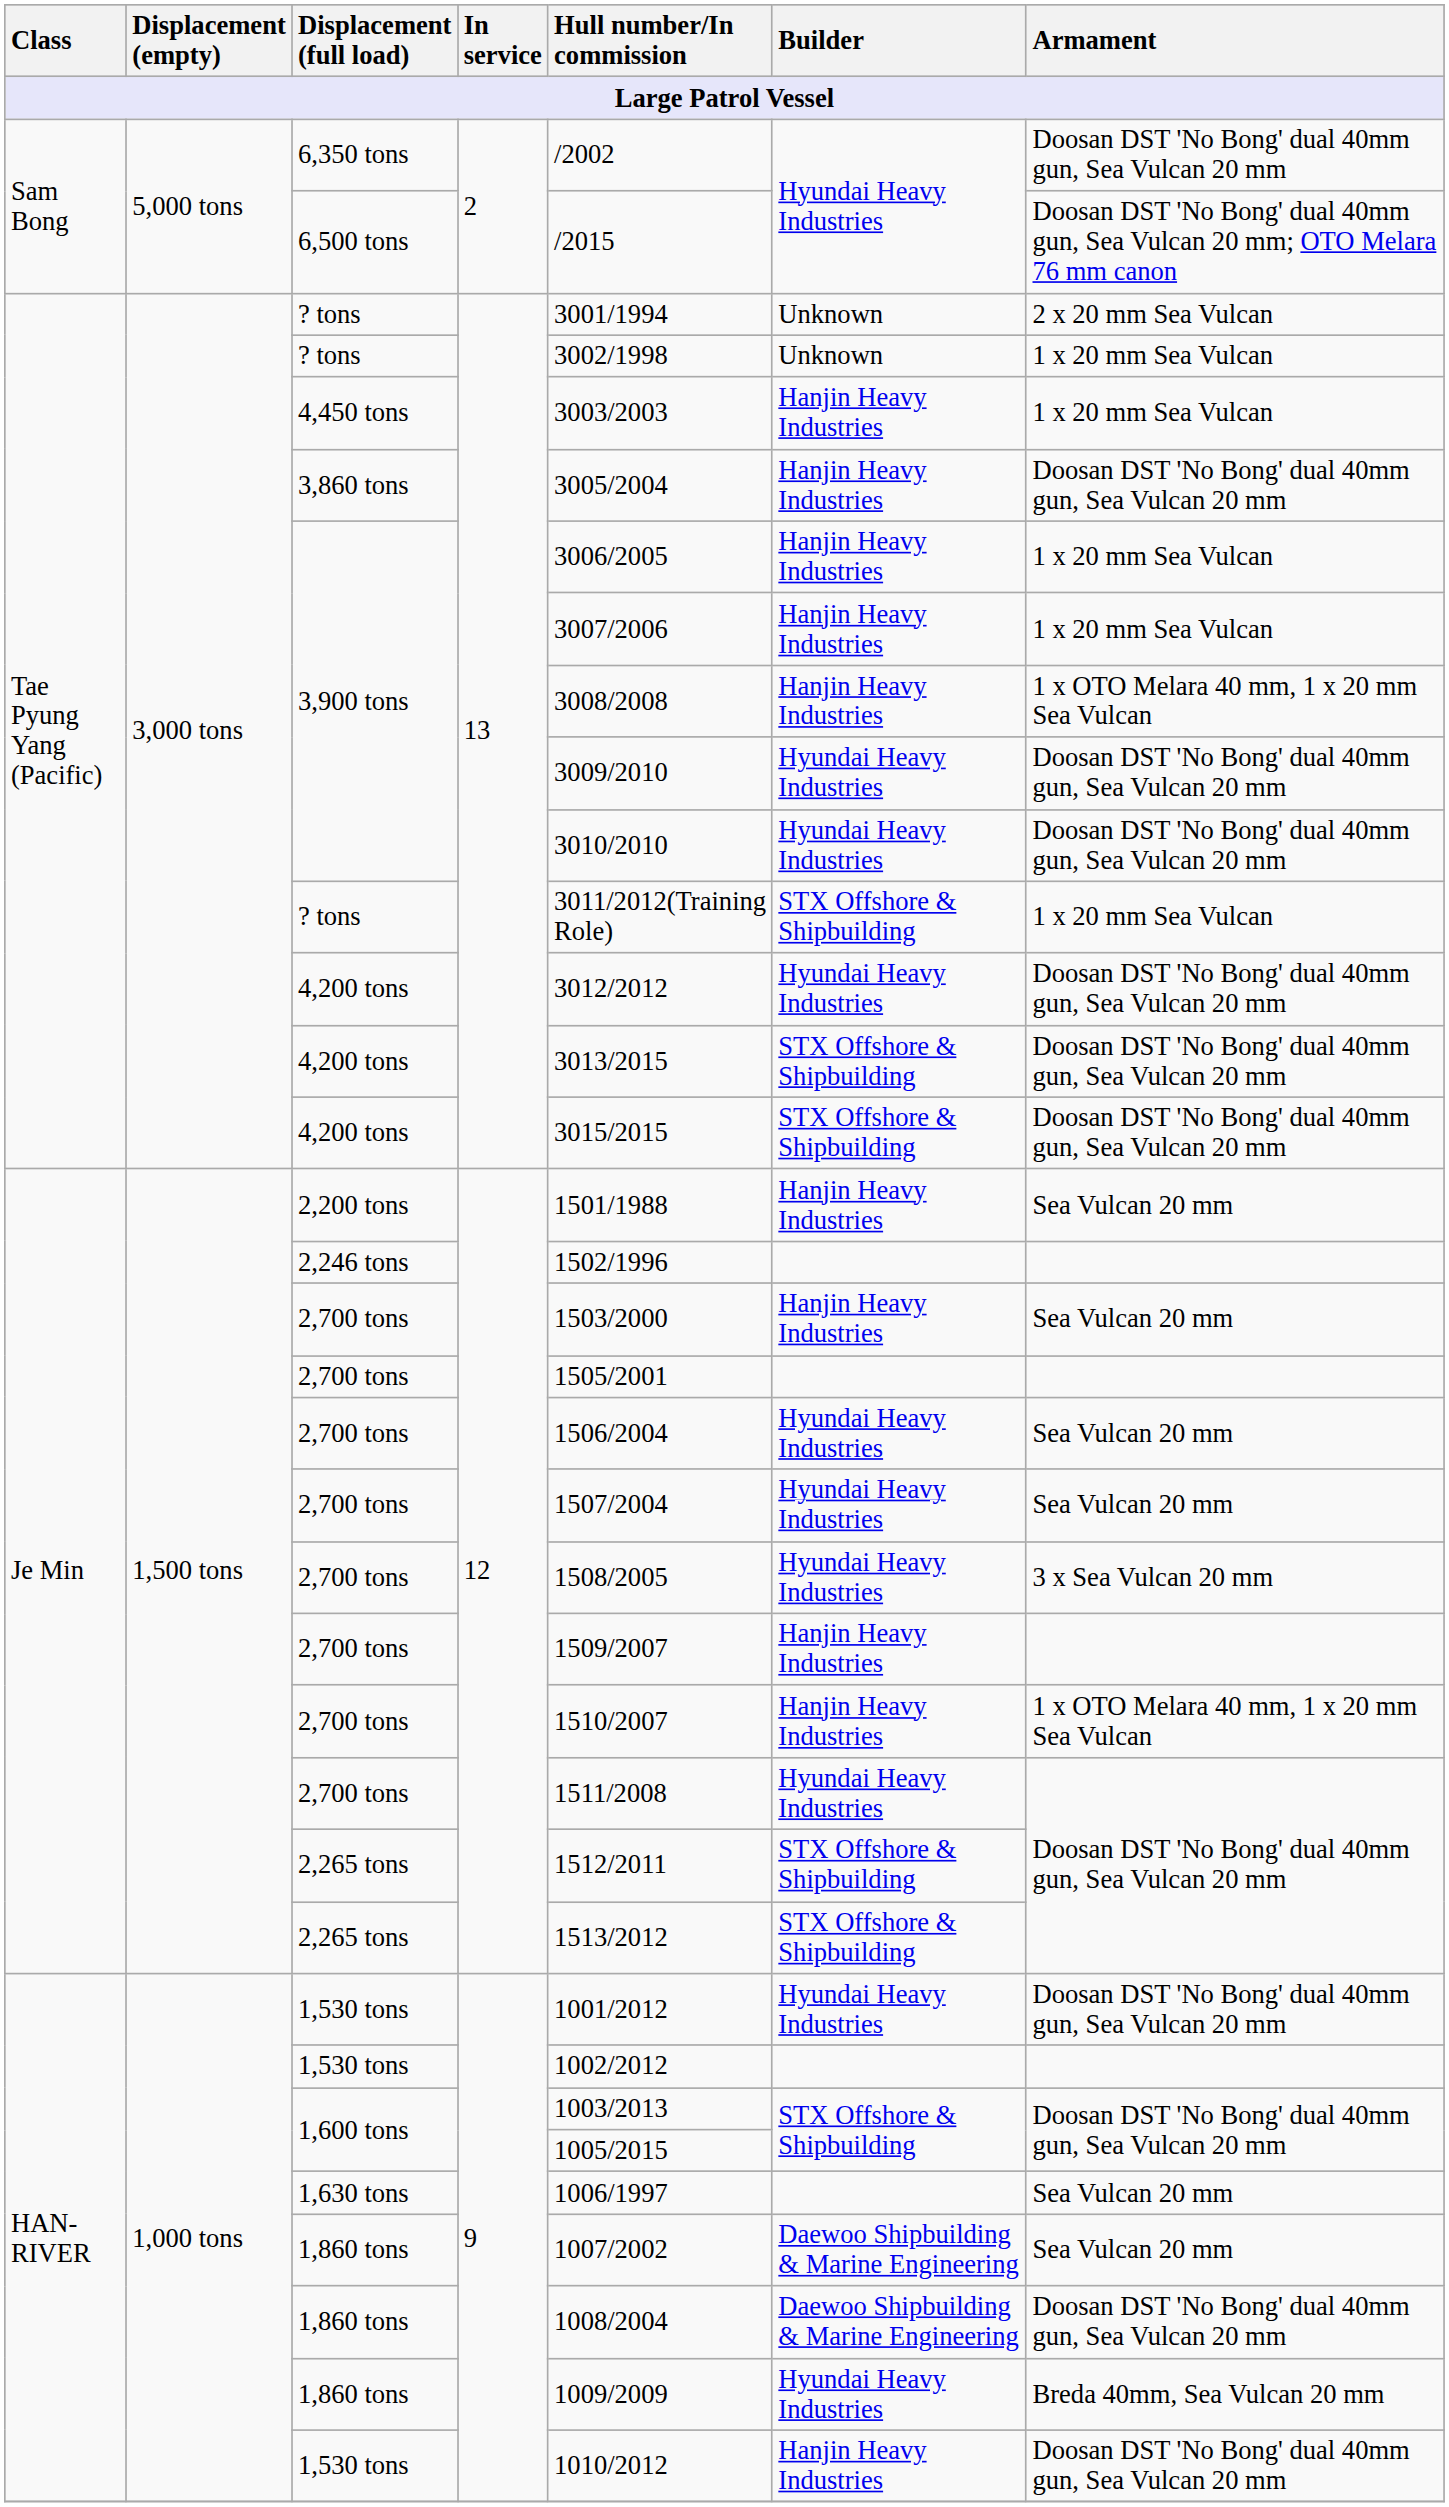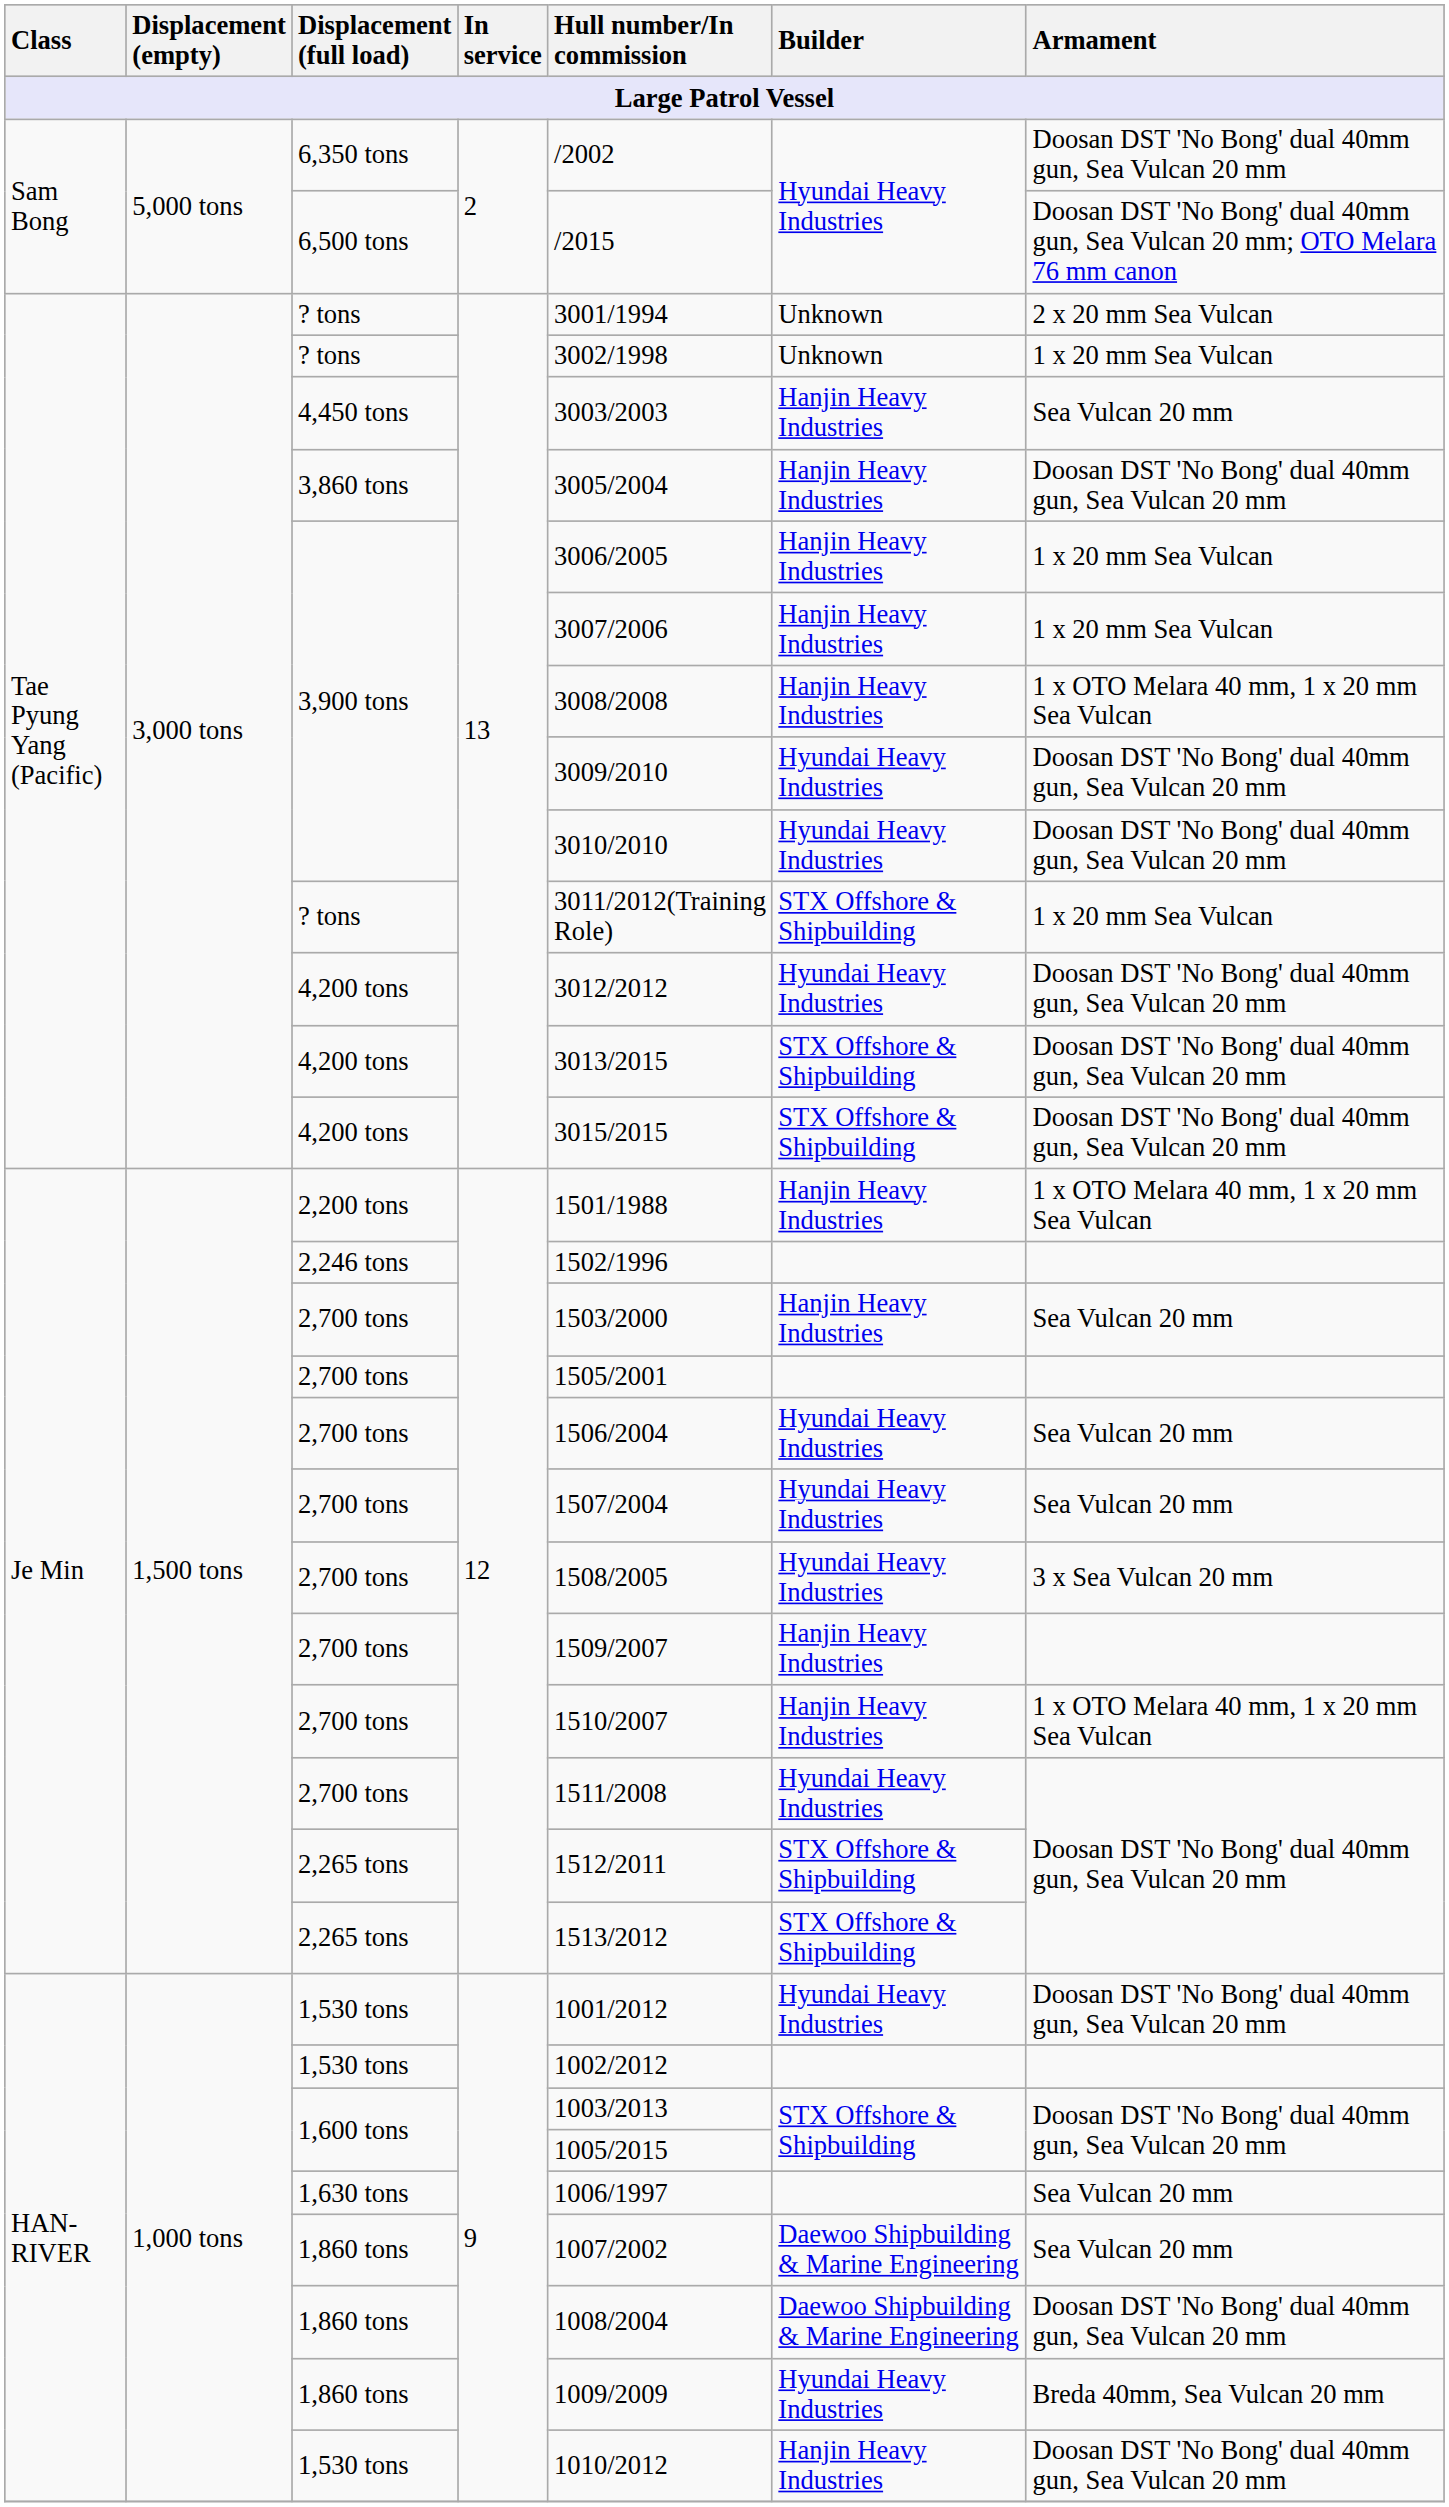(1153, 412) 1 x 20 mm Sea Vulcan -> (1133, 412) Sea Vulcan 20 mm
(1133, 1204) Sea Vulcan 20 mm -> (1225, 1204) 1 x OTO Melara 40 mm, 1 x 20 mm Sea Vulcan
